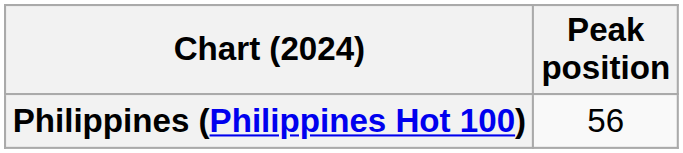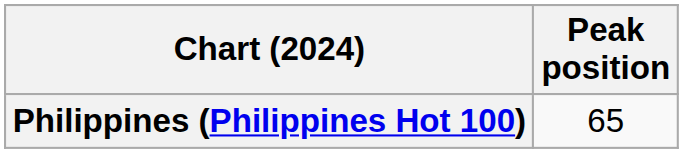(606, 120) 56 -> (606, 120) 65
